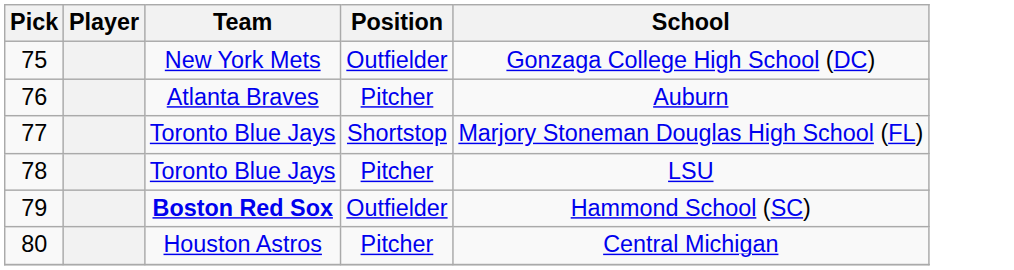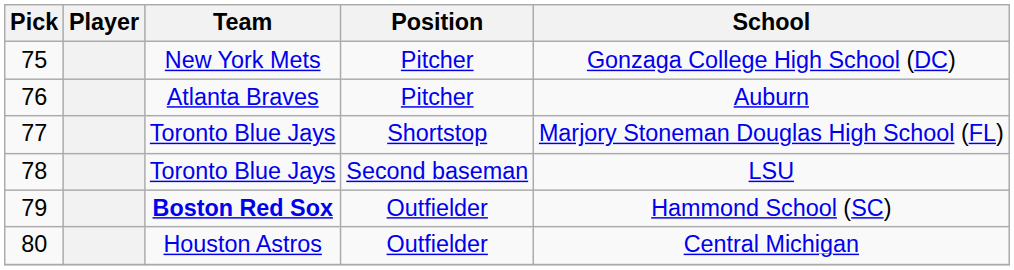(397, 60) Outfielder -> (437, 60) Pitcher
(397, 171) Pitcher -> (437, 171) Second baseman
(397, 245) Pitcher -> (437, 245) Outfielder
